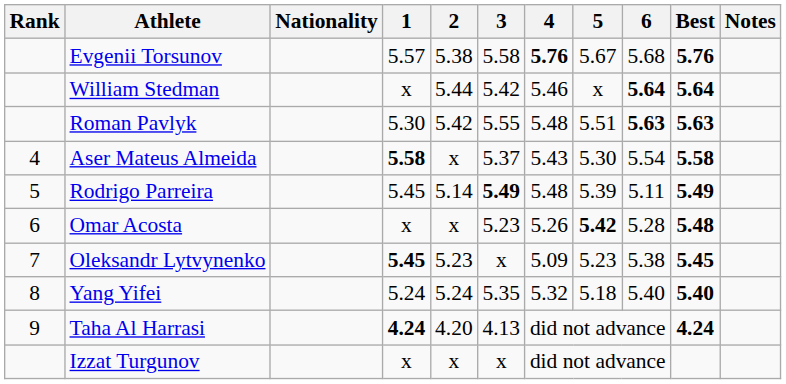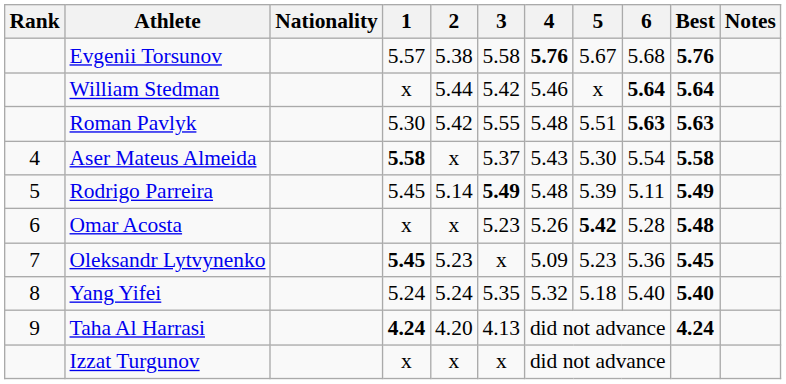(646, 259) 5.38 -> (646, 259) 5.36
